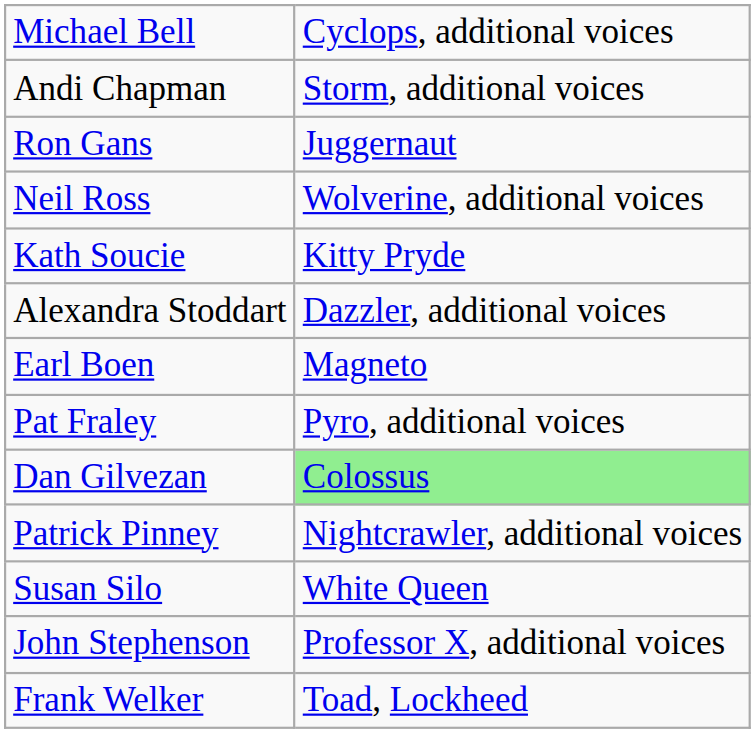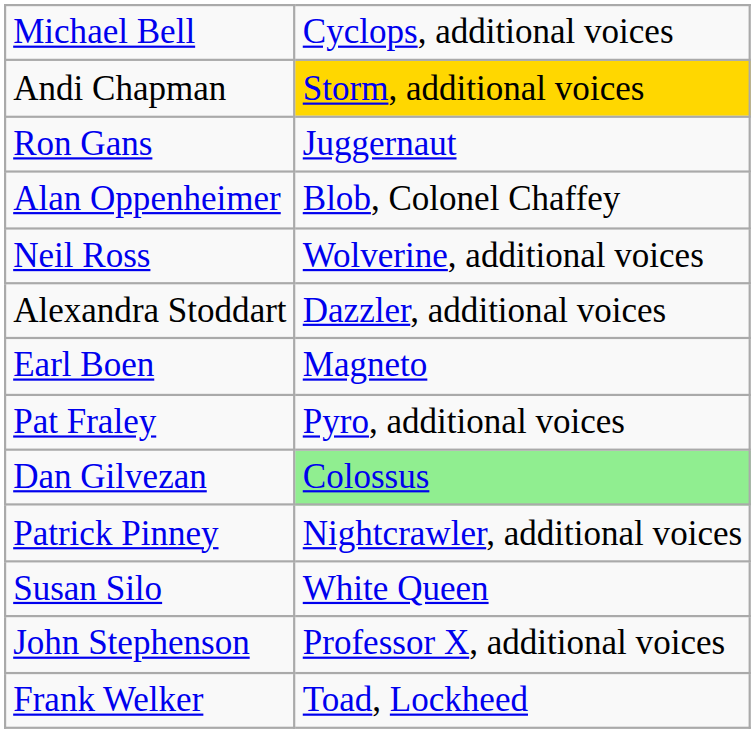(474, 87) no background -> (474, 87) gold background
+ row: (147, 198)
- row: (99, 254)
